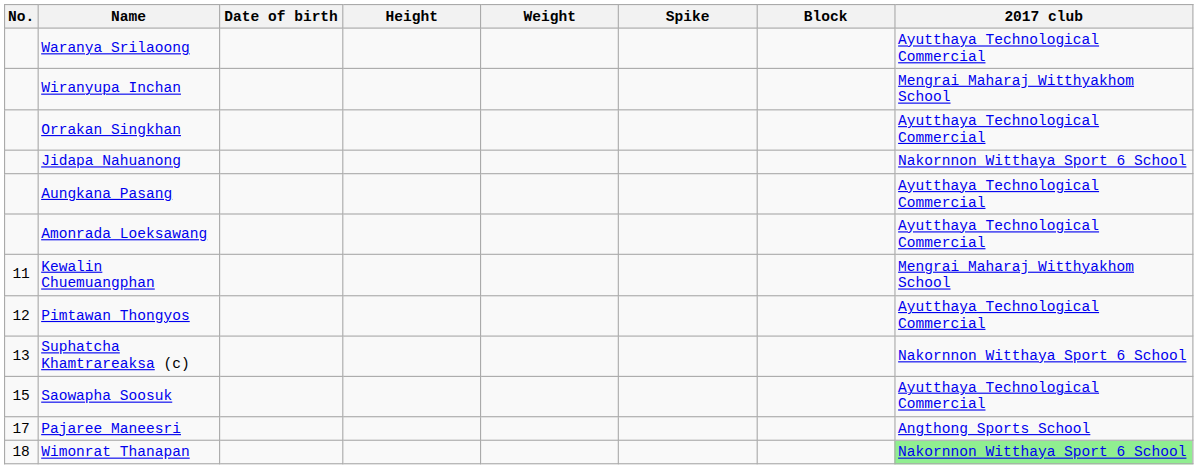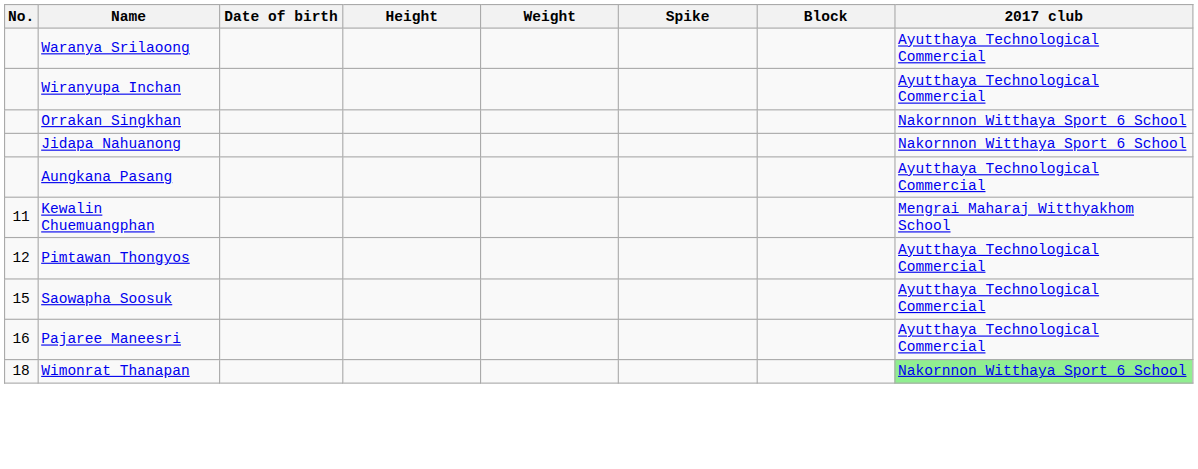(1016, 89) Mengrai Maharaj Witthyakhom School -> (999, 89) Ayutthaya Technological Commercial
(999, 130) Ayutthaya Technological Commercial -> (1042, 121) Nakornnon Witthaya Sport 6 School
- row: (124, 234)
- row: (115, 356)
(21, 429) 17 -> (21, 339) 16
(994, 429) Angthong Sports School -> (999, 339) Ayutthaya Technological Commercial
